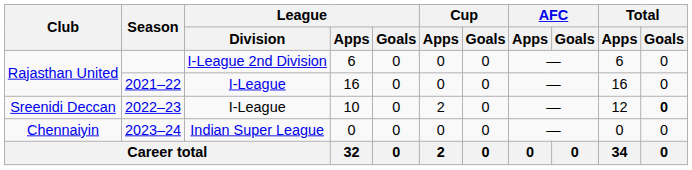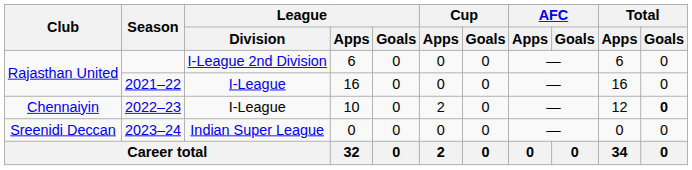(63, 107) Sreenidi Deccan -> (63, 107) Chennaiyin
(63, 130) Chennaiyin -> (63, 130) Sreenidi Deccan
